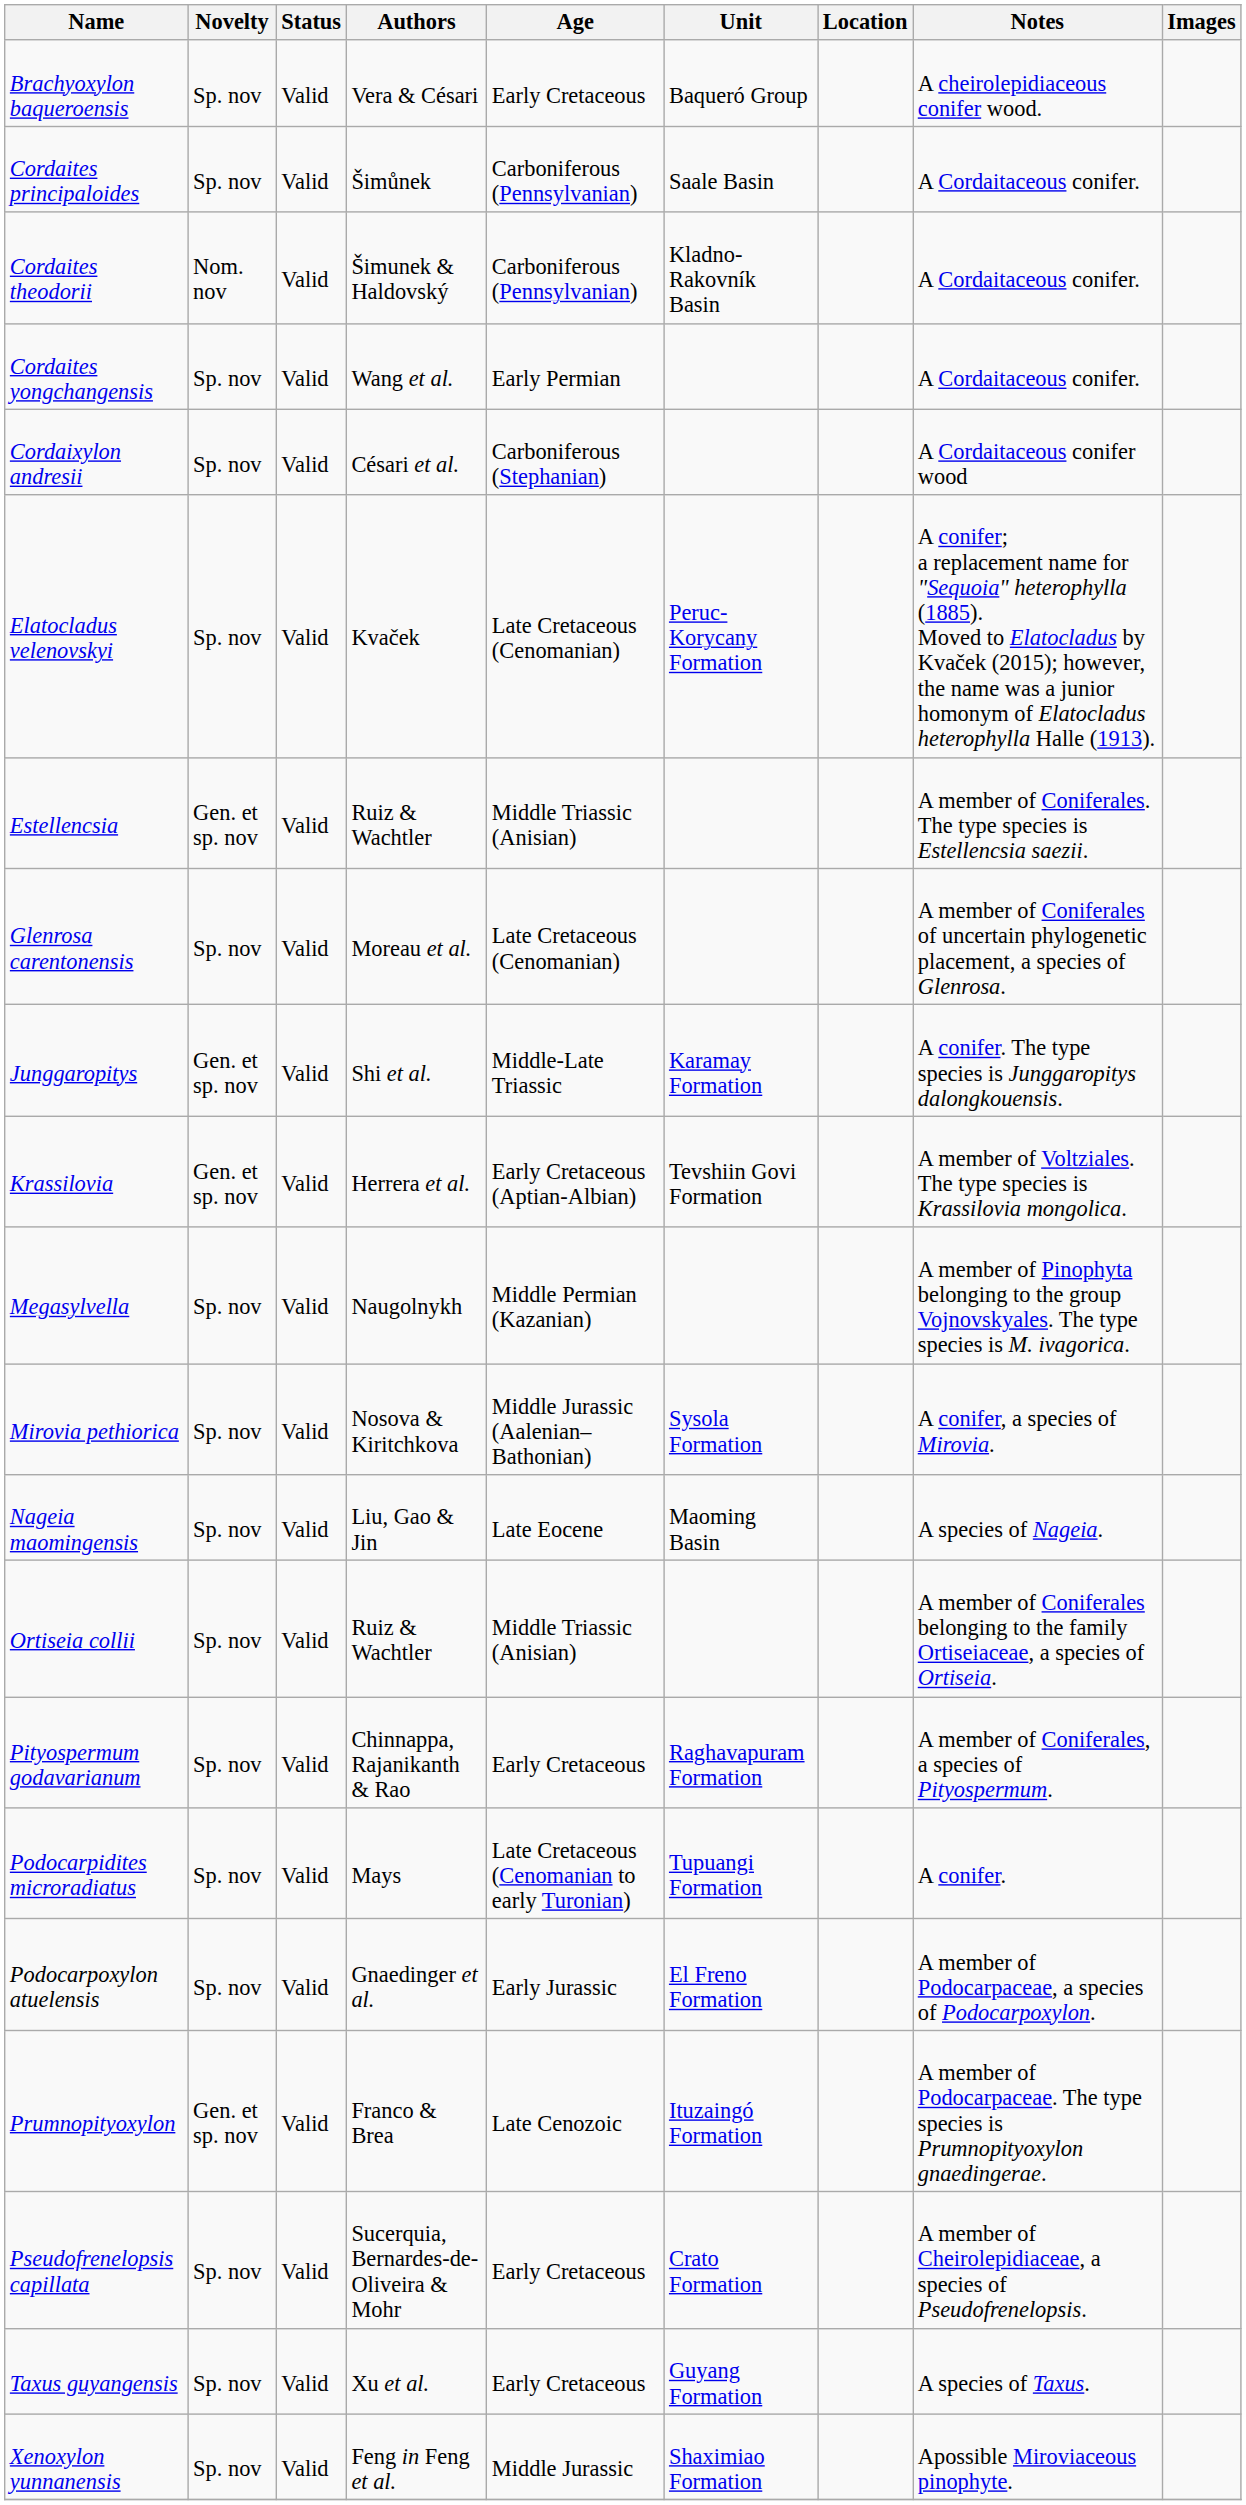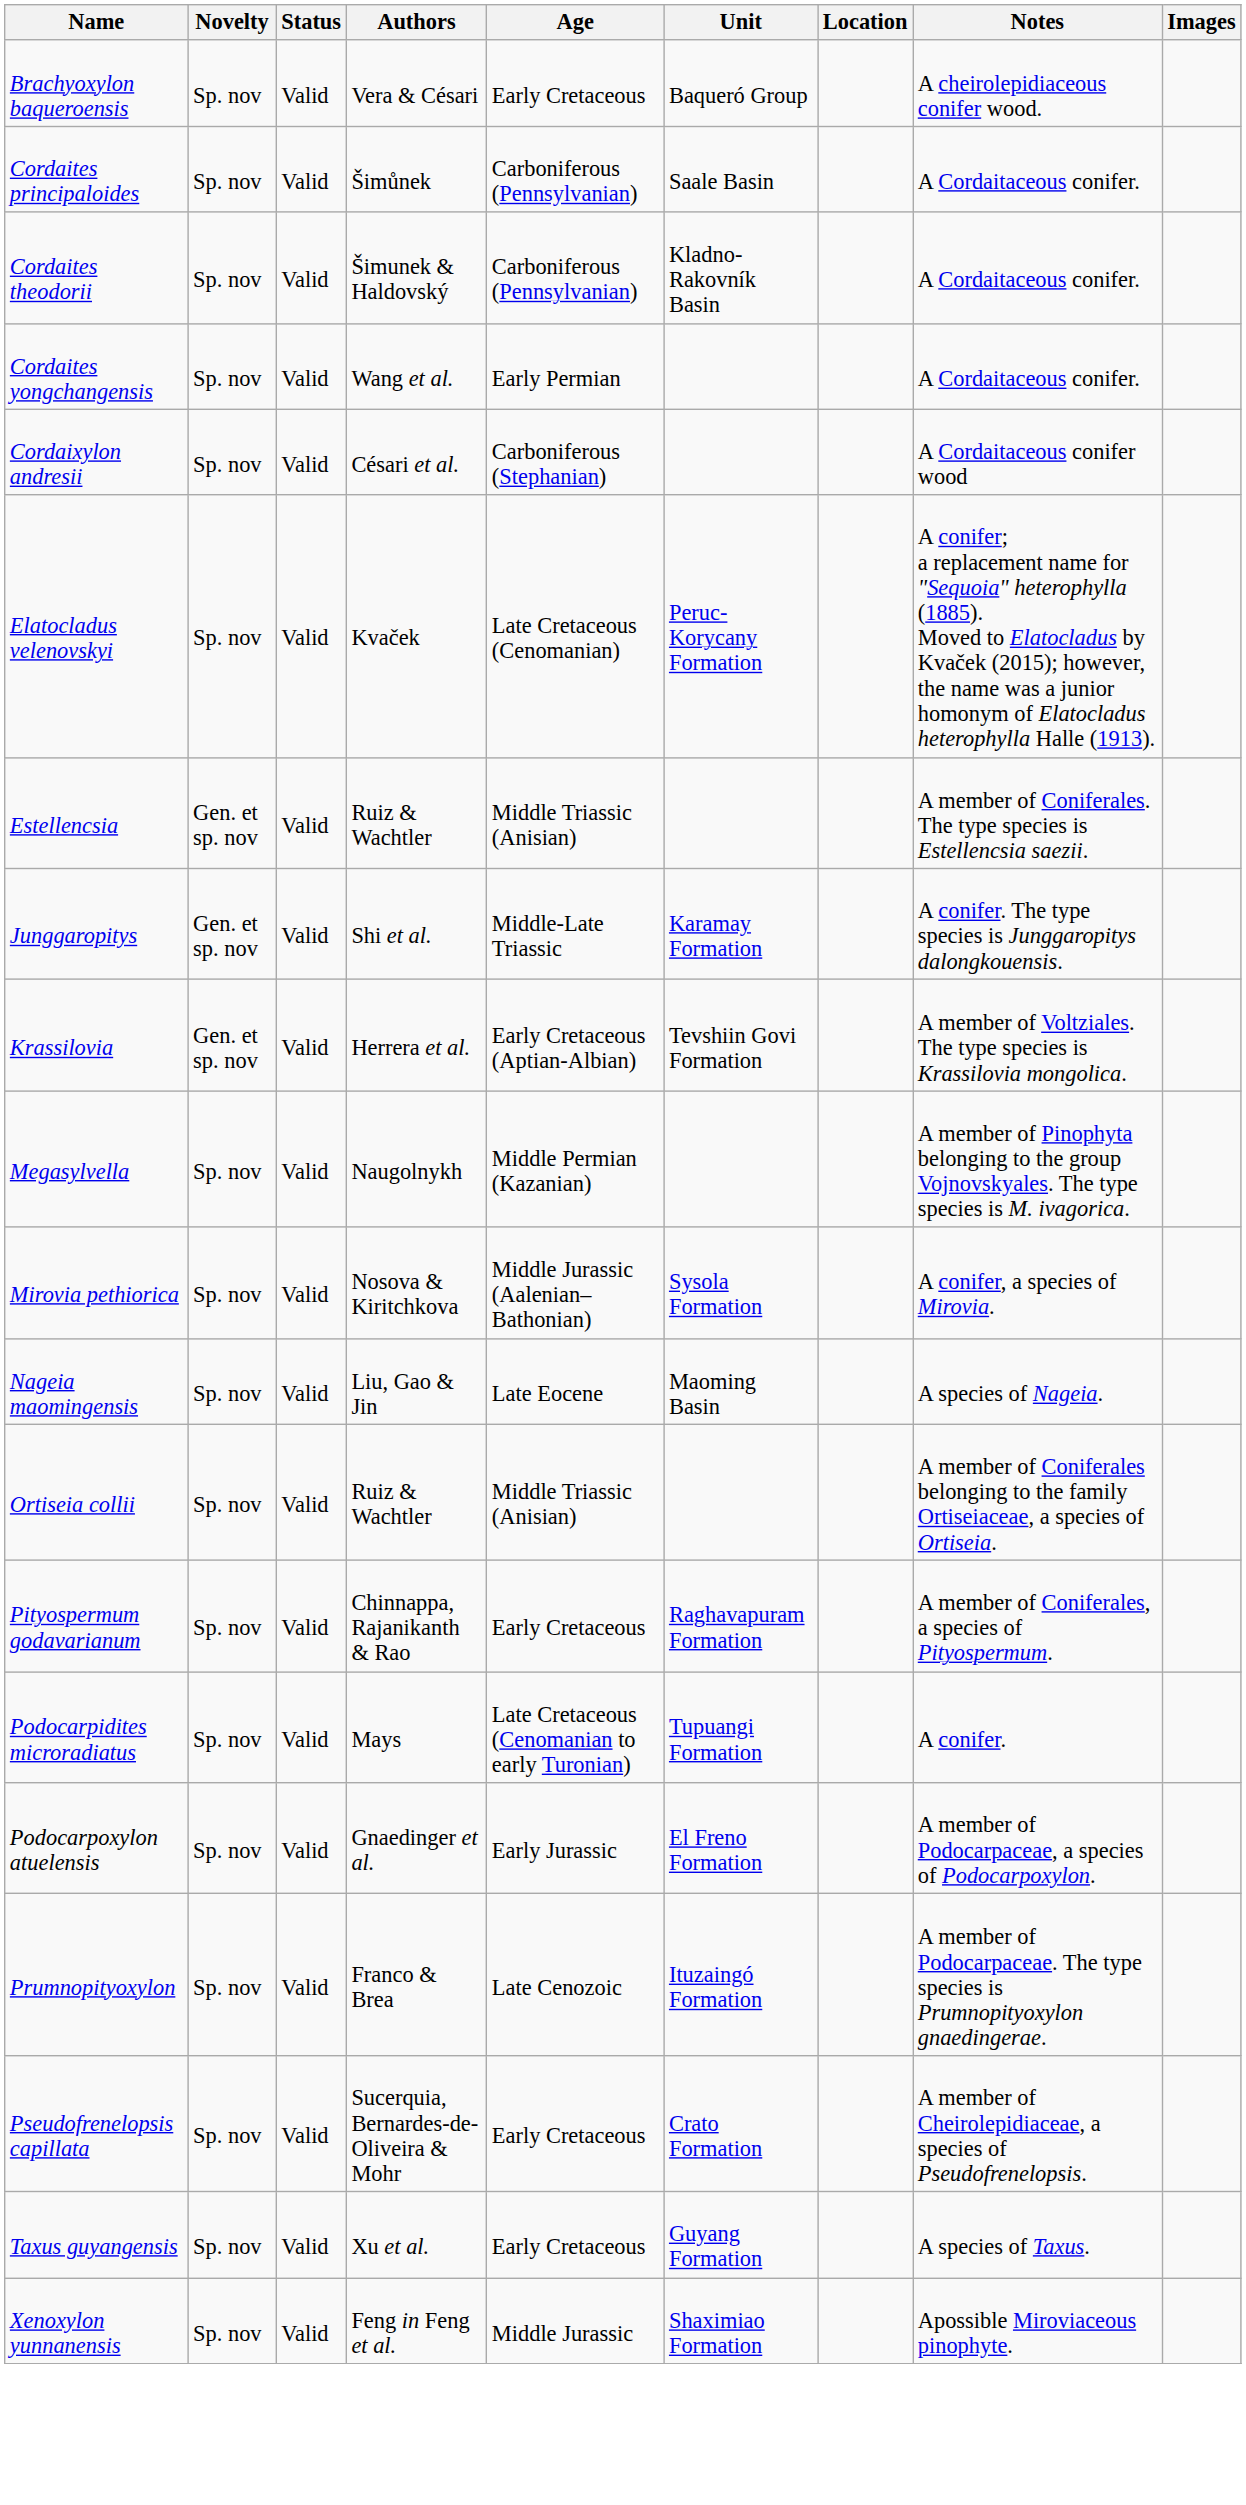(218, 280) Nom. nov -> (227, 280) Sp. nov
- row: (72, 949)
(225, 2123) Gen. et sp. nov -> (227, 1986) Sp. nov
